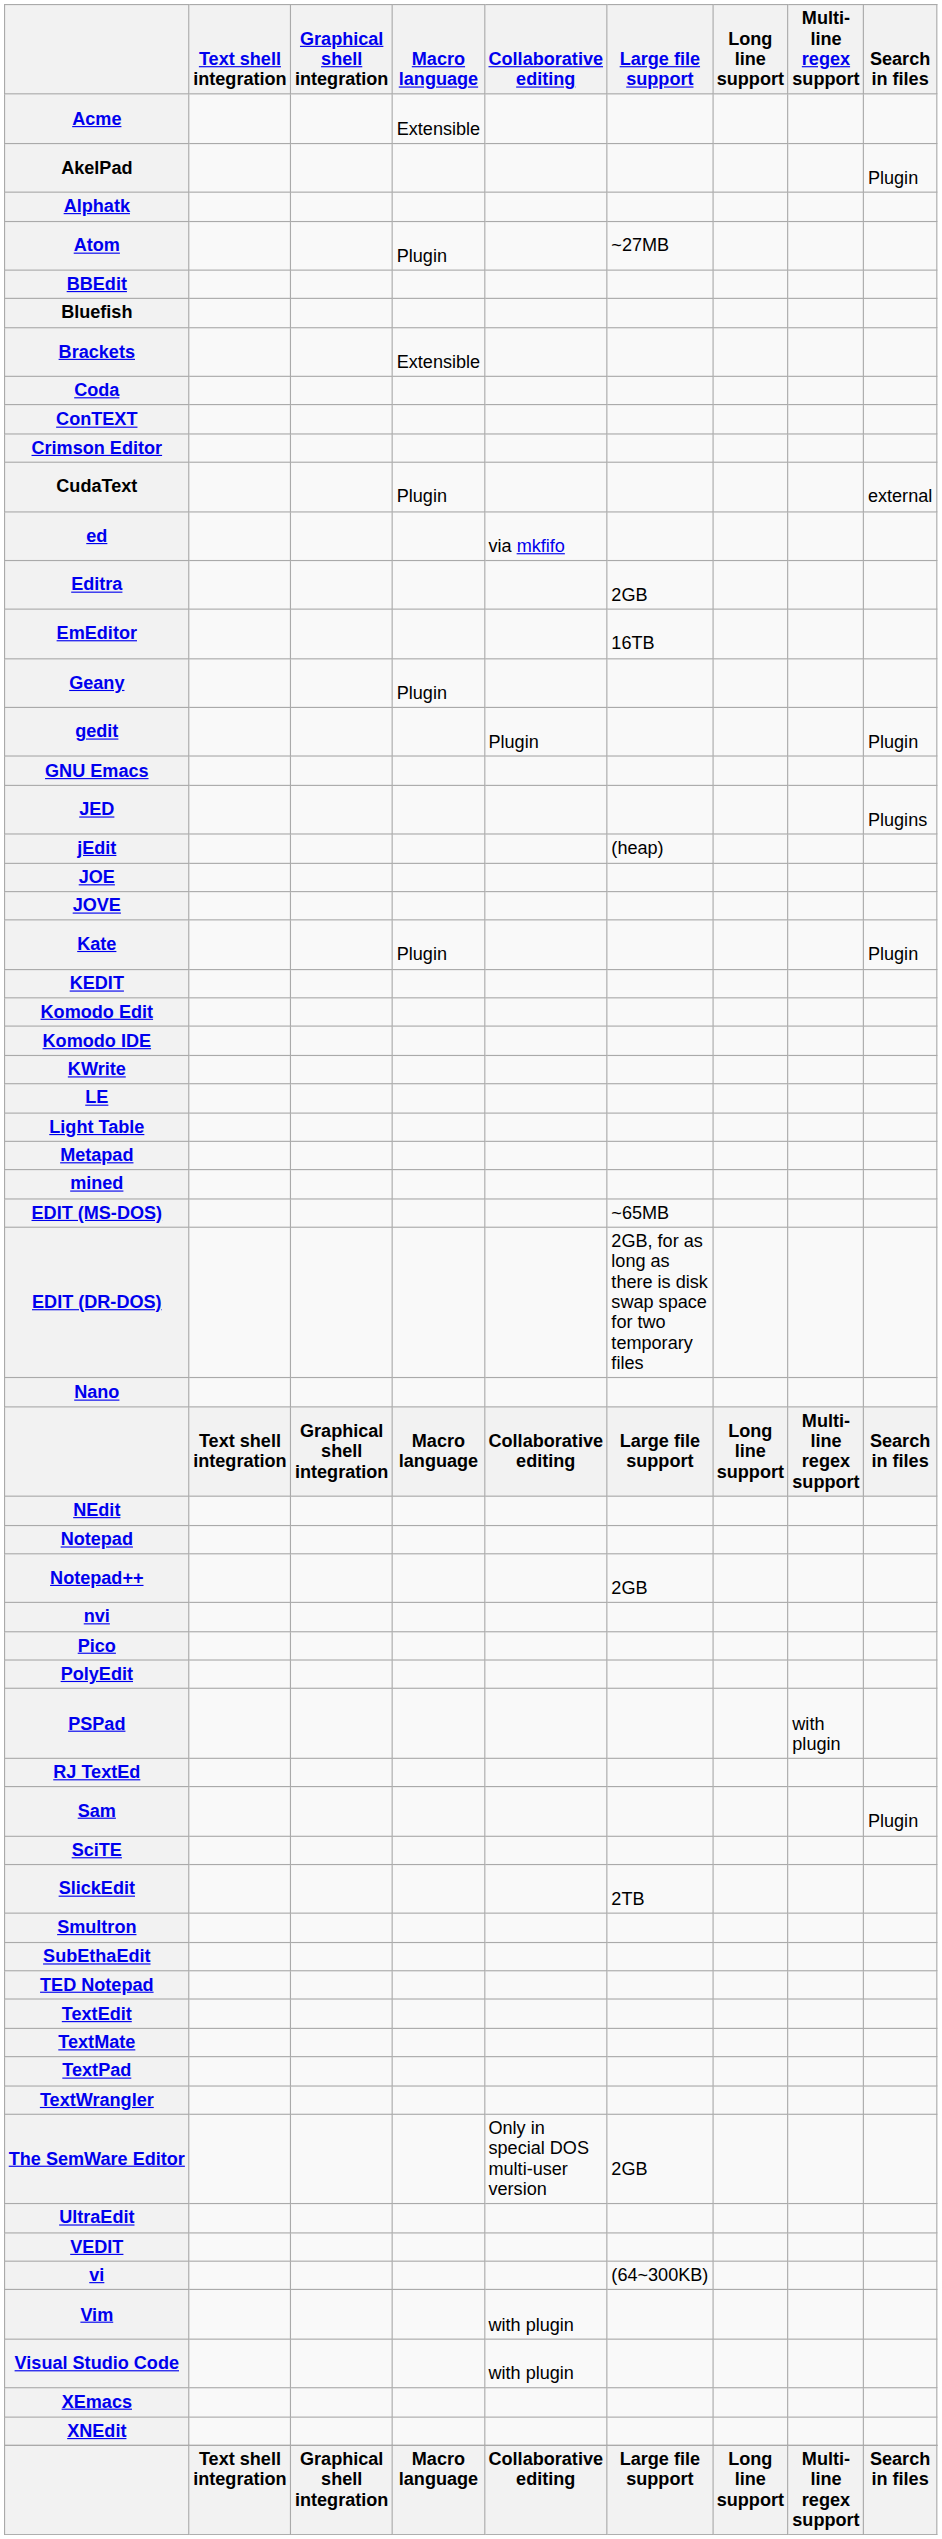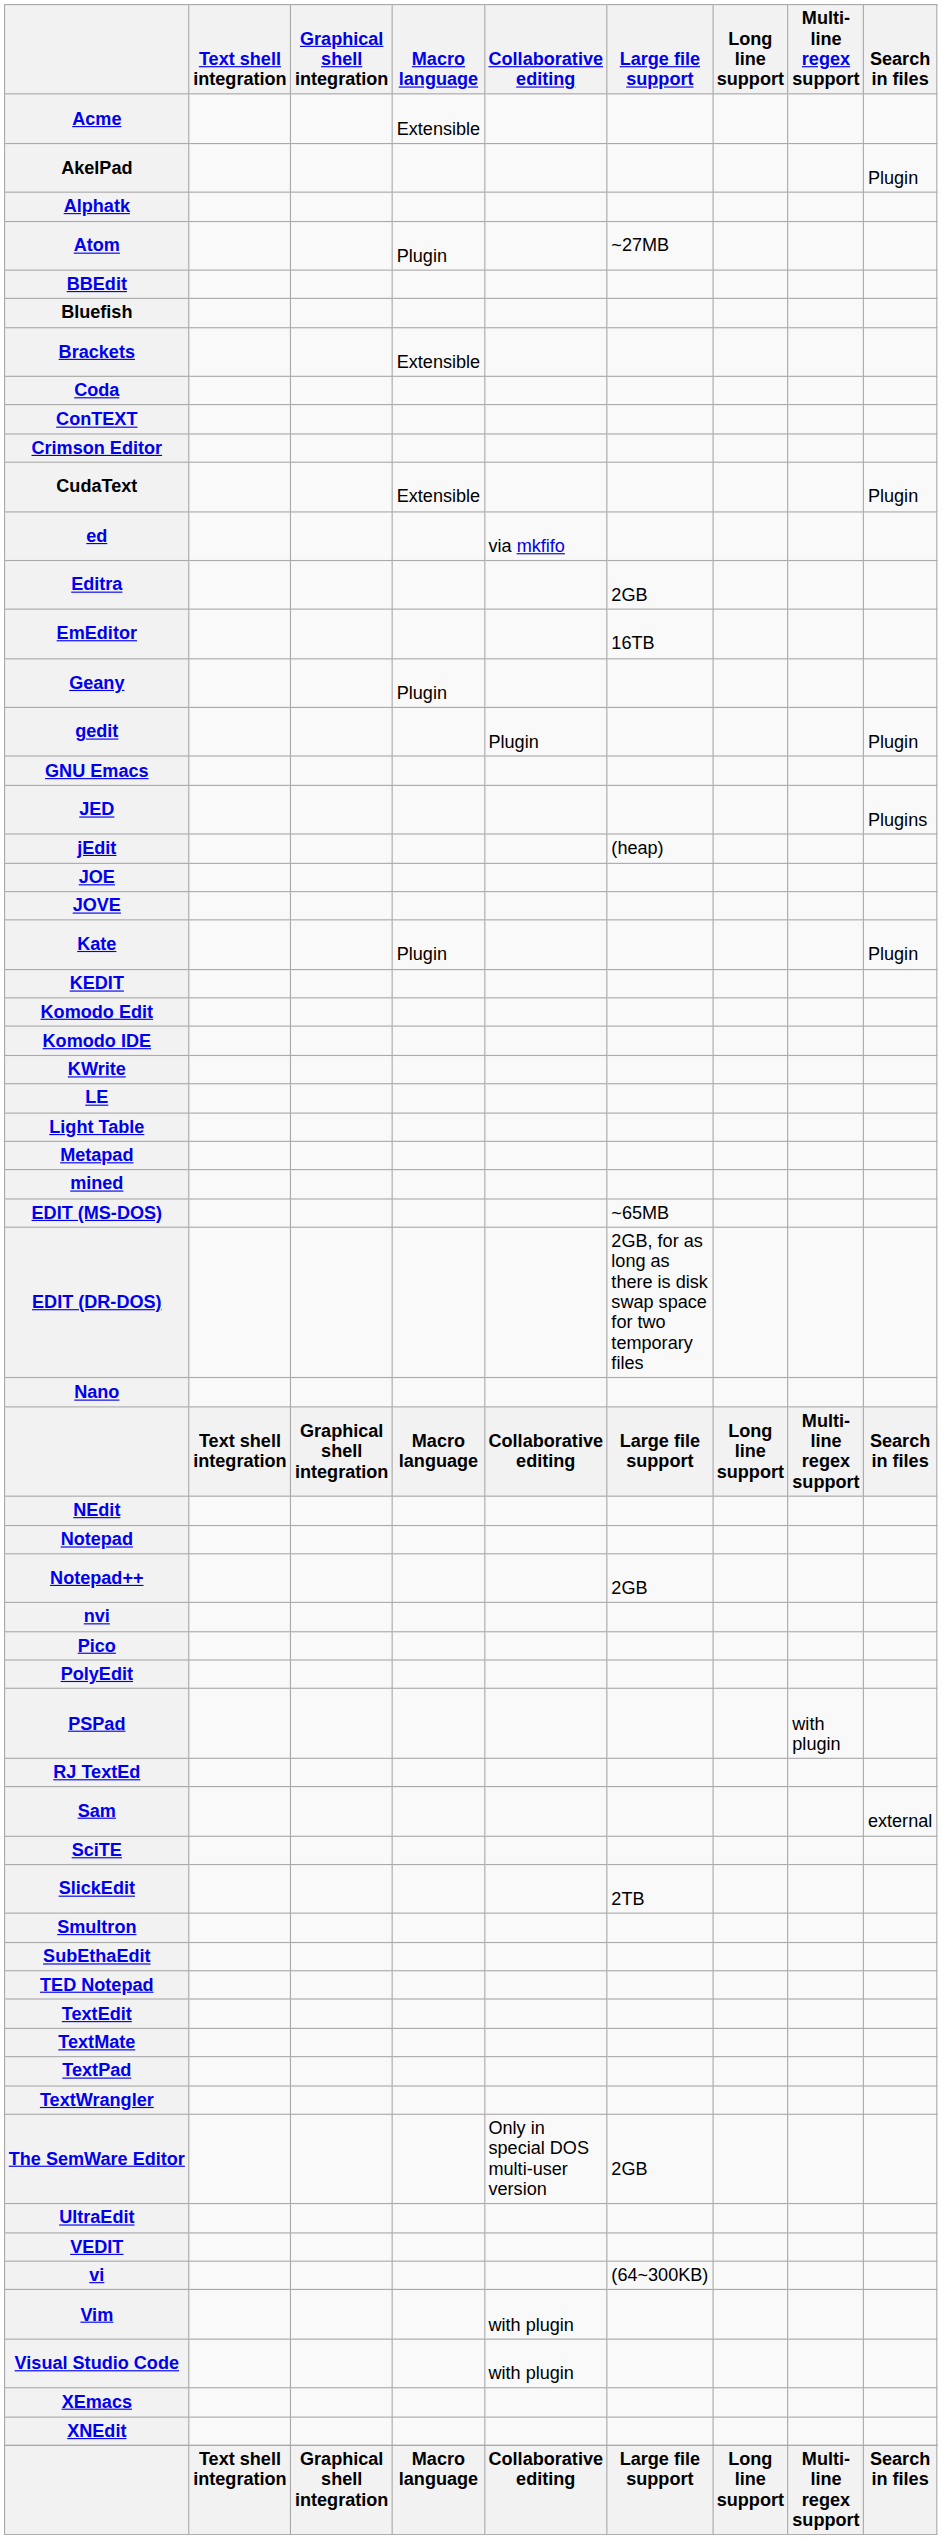(422, 496) Plugin -> (438, 496) Extensible
(900, 496) external -> (893, 496) Plugin
(893, 1821) Plugin -> (900, 1821) external
